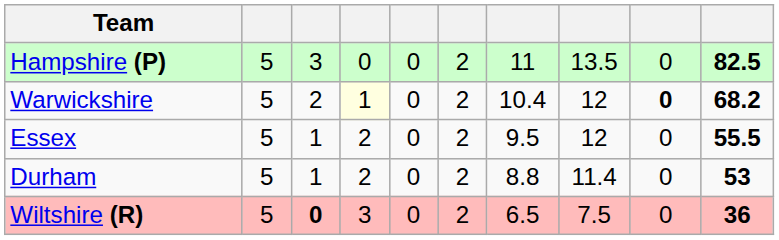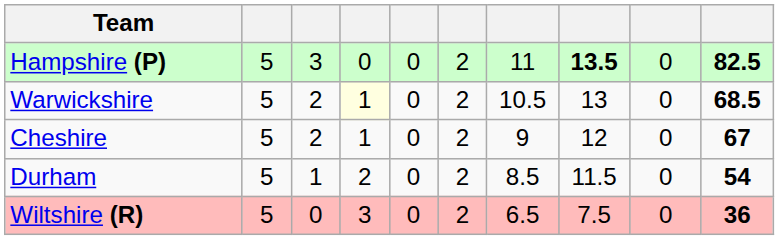(594, 61) normal -> (594, 61) bold
(523, 100) 10.4 -> (523, 100) 10.5
(594, 100) 12 -> (594, 100) 13
(666, 100) bold -> (666, 100) normal
(737, 100) 68.2 -> (737, 100) 68.5
+ row: (59, 138)
- row: (43, 138)
(523, 176) 8.8 -> (523, 176) 8.5
(594, 176) 11.4 -> (594, 176) 11.5
(737, 176) 53 -> (737, 176) 54
(316, 215) bold -> (316, 215) normal
